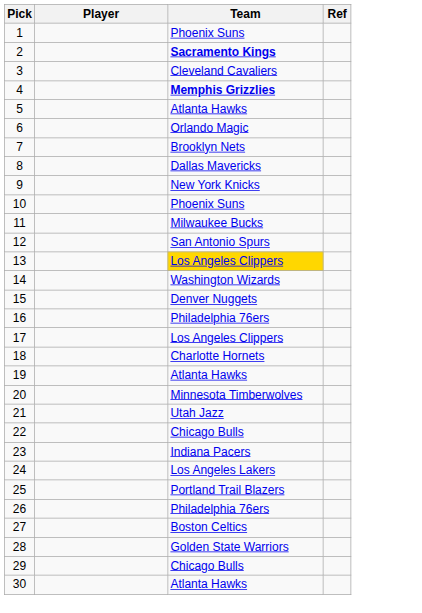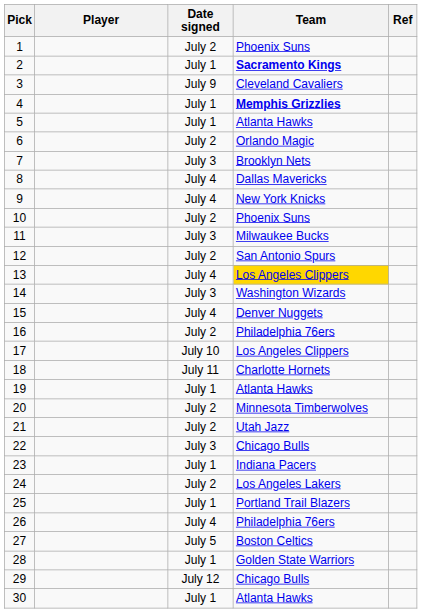+ column: (200, 20)
